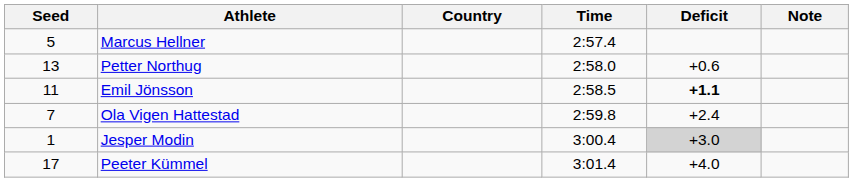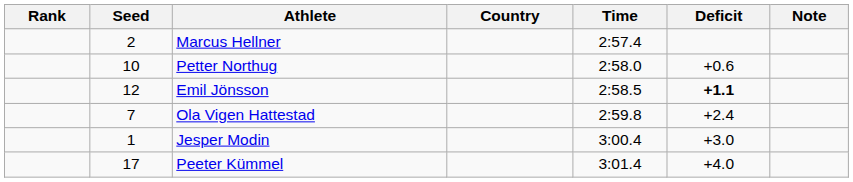+ column: (47, 16)
(51, 41) 5 -> (131, 41) 2
(51, 66) 13 -> (131, 66) 10
(51, 90) 11 -> (131, 90) 12
(704, 139) lightgrey background -> (719, 139) no background
